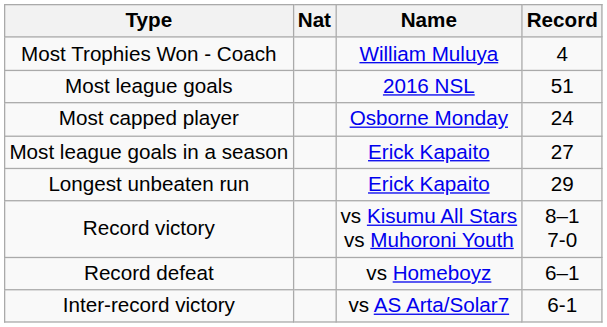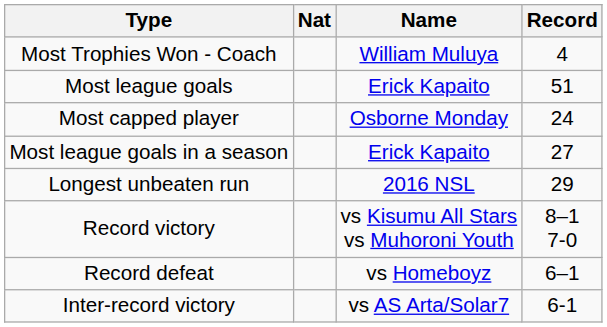(429, 86) 2016 NSL -> (429, 86) Erick Kapaito
(429, 184) Erick Kapaito -> (429, 184) 2016 NSL
